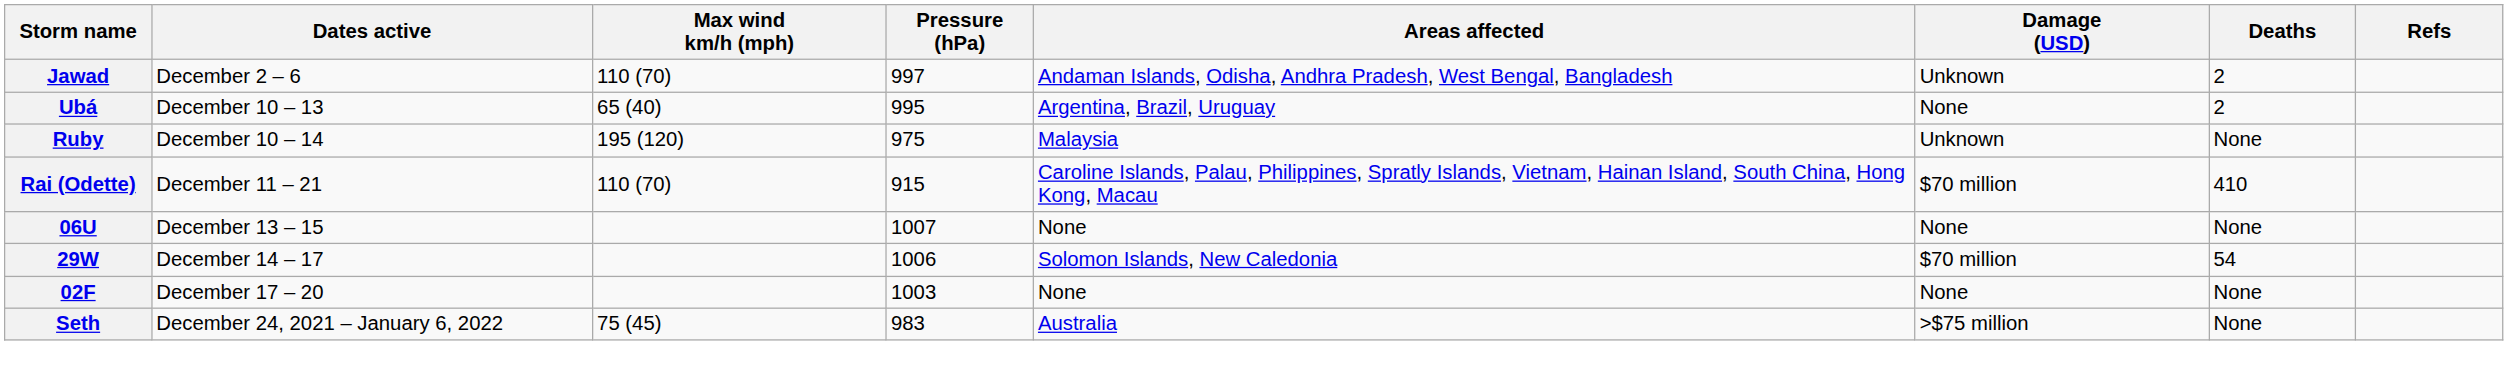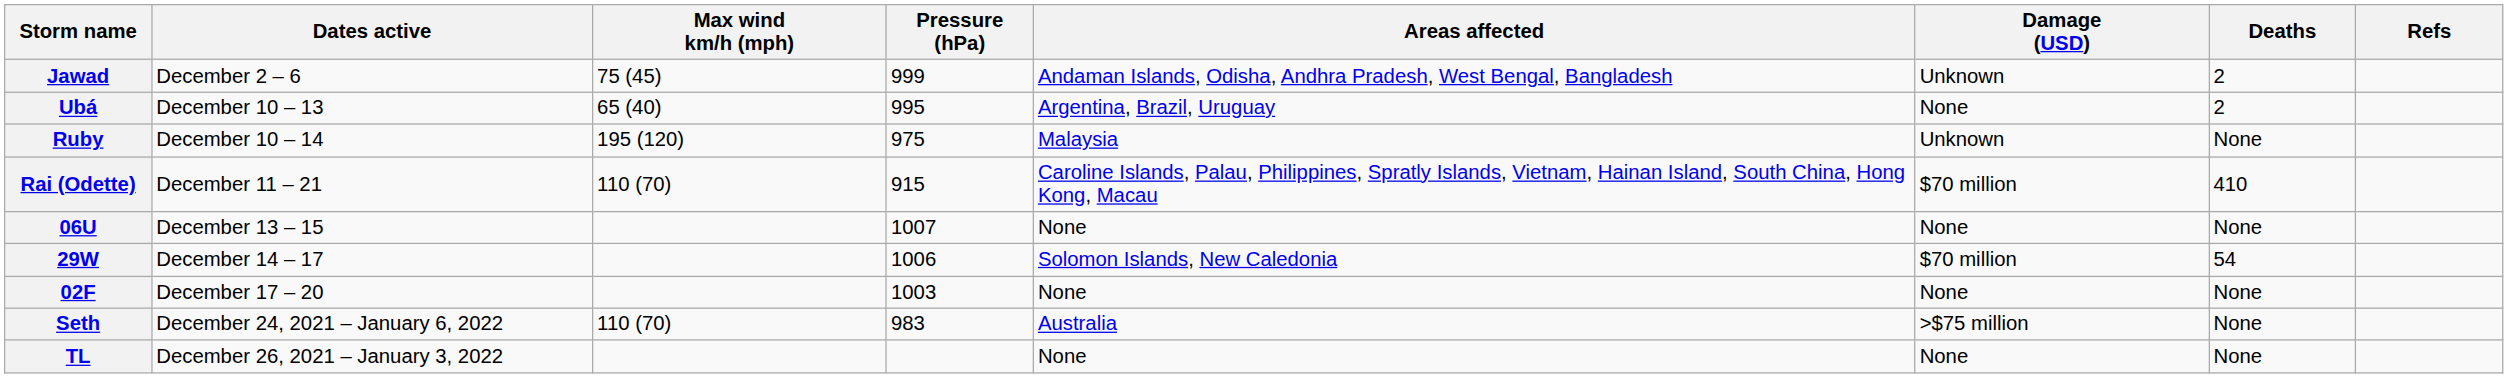(634, 75) 110 (70) -> (629, 75) 75 (45)
(908, 75) 997 -> (908, 75) 999
(629, 324) 75 (45) -> (634, 324) 110 (70)
+ row: (78, 356)
